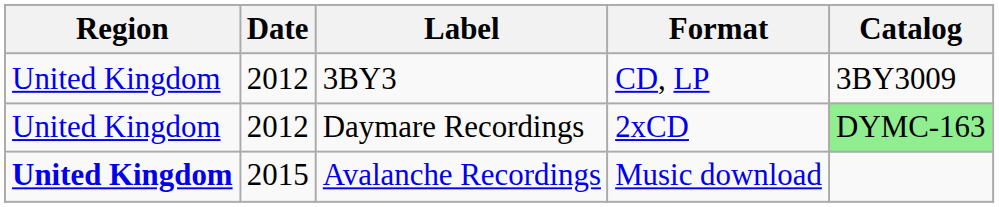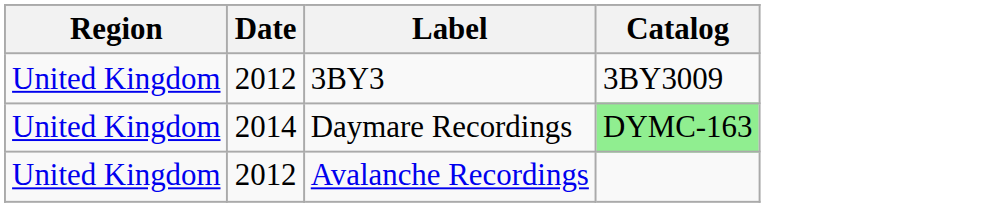- column: (718, 28)
(278, 126) 2012 -> (266, 126) 2014
(122, 175) bold -> (116, 175) normal
(278, 175) 2015 -> (266, 175) 2012
